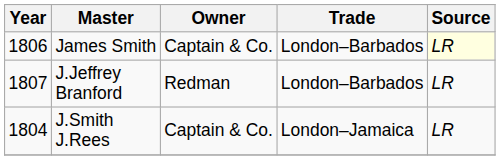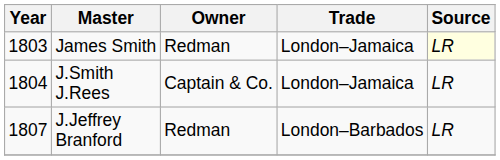(28, 45) 1806 -> (28, 45) 1803
(219, 45) Captain & Co. -> (197, 45) Redman
(352, 45) London–Barbados -> (347, 45) London–Jamaica
rows swapped: (84, 130) <-> (89, 83)
